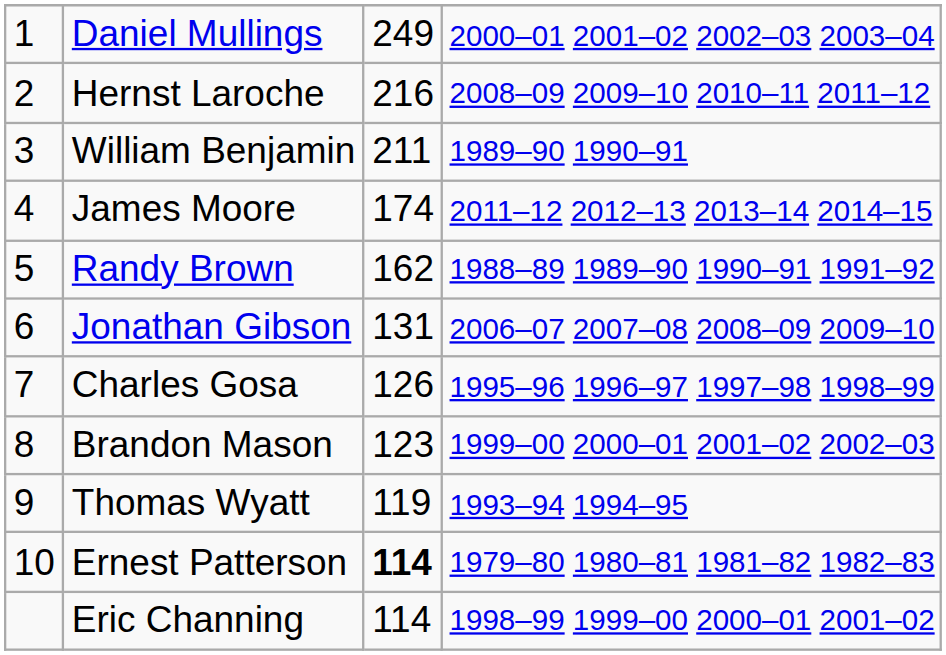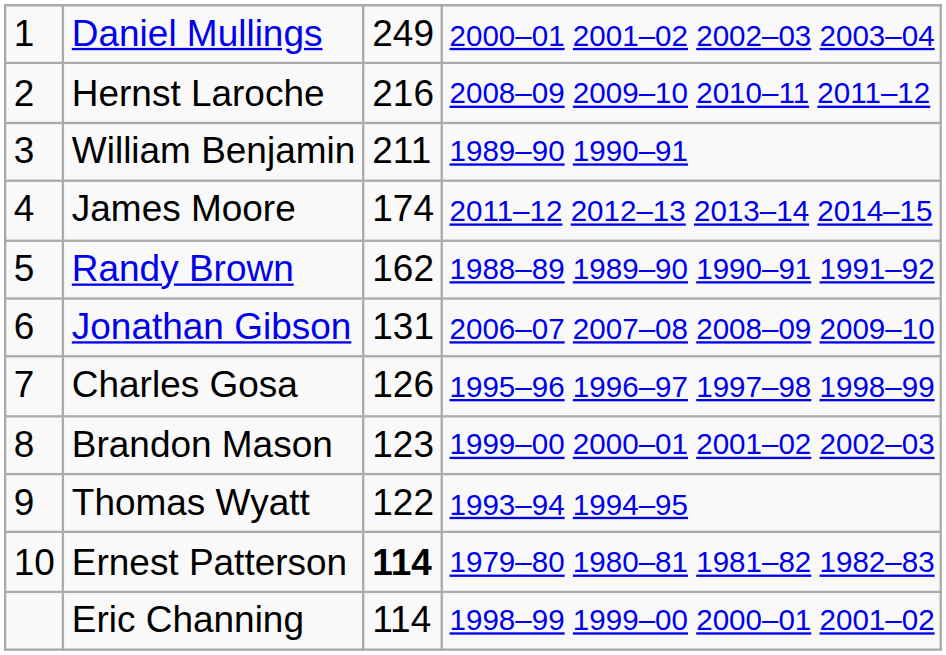(402, 502) 119 -> (403, 502) 122
